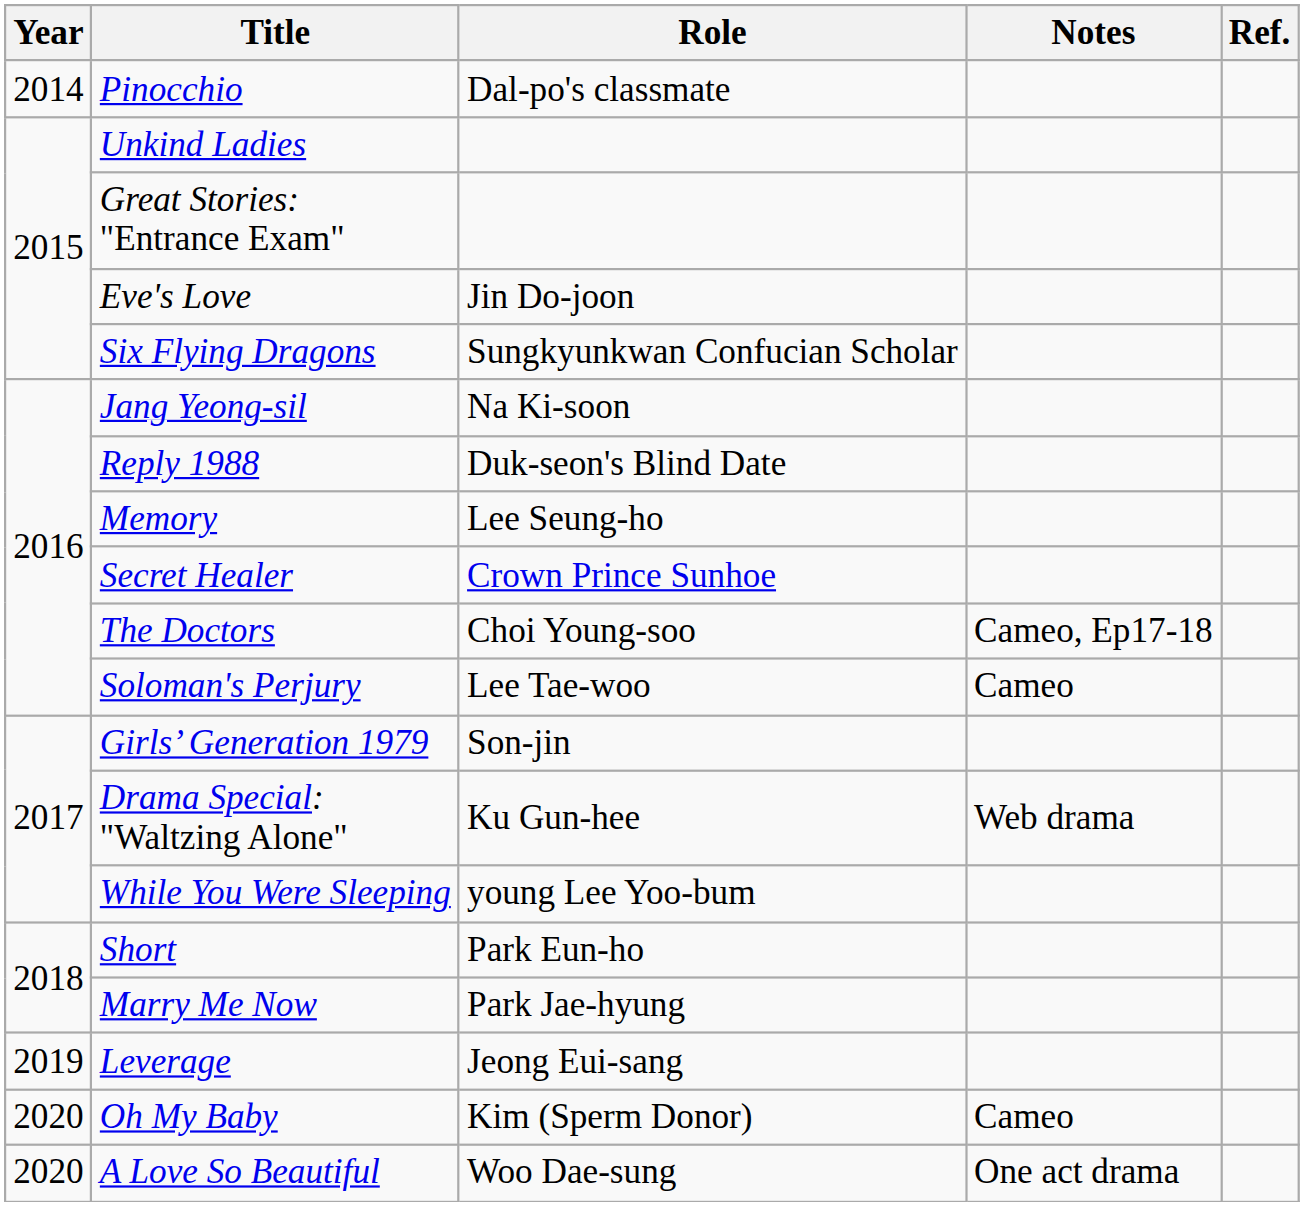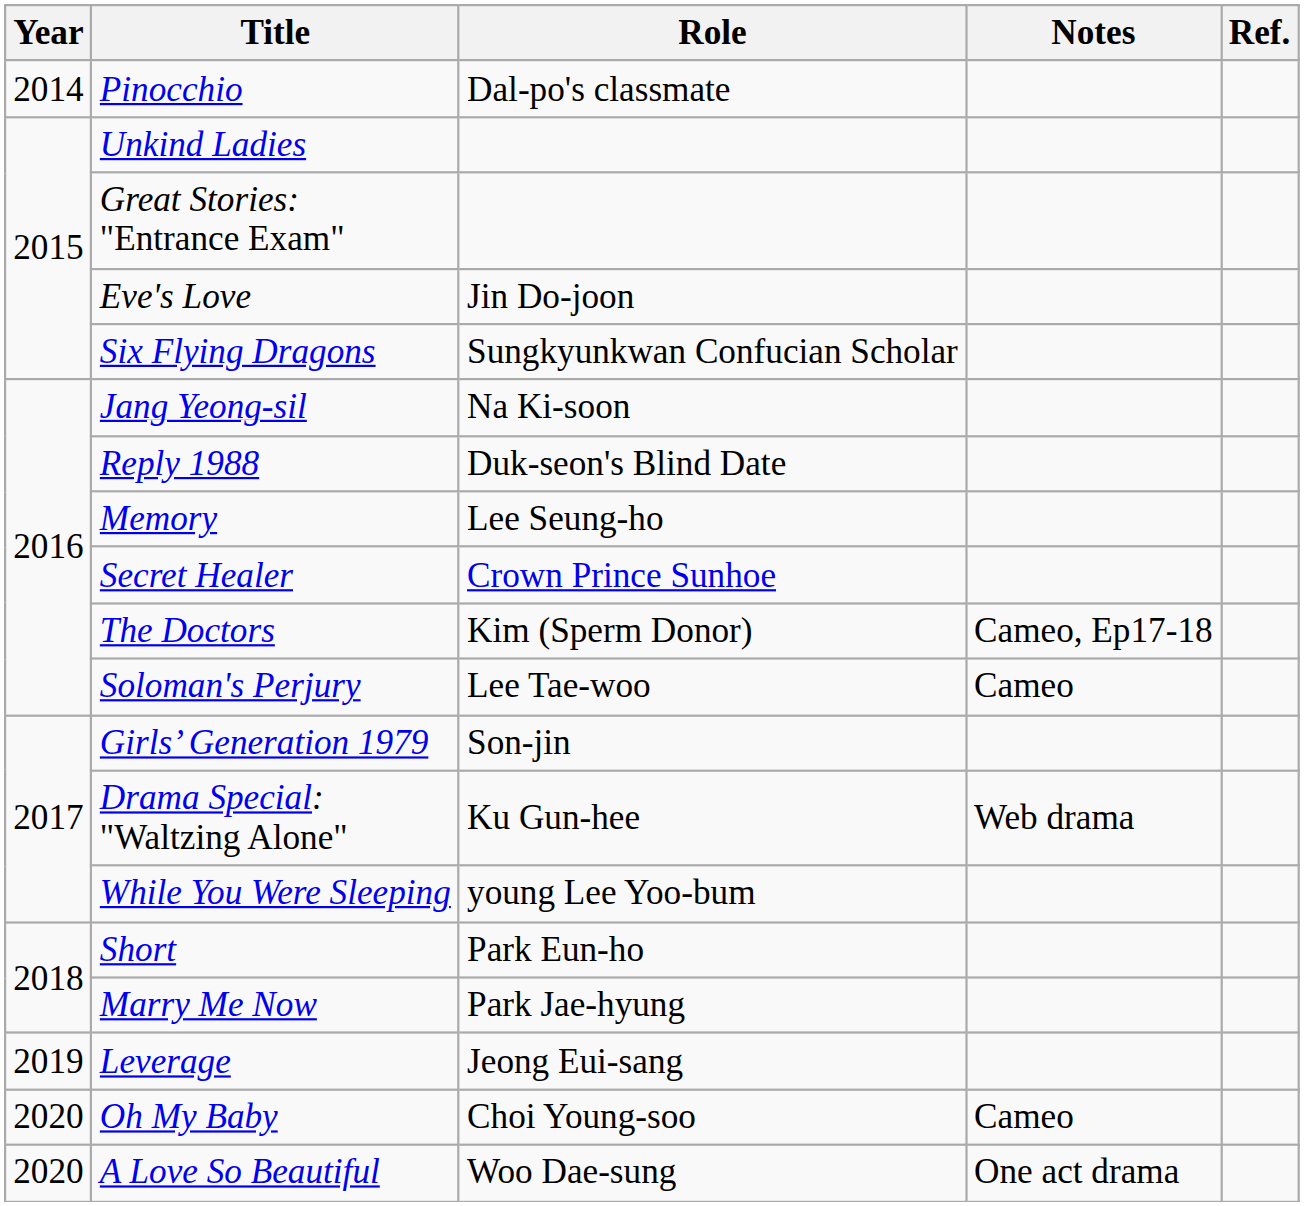(582, 630) Choi Young-soo -> (610, 630) Kim (Sperm Donor)
(610, 1116) Kim (Sperm Donor) -> (582, 1116) Choi Young-soo
